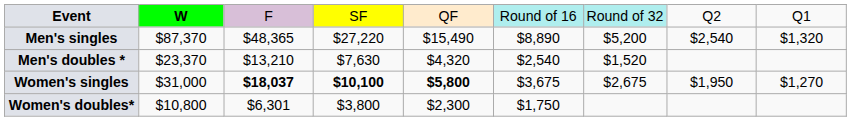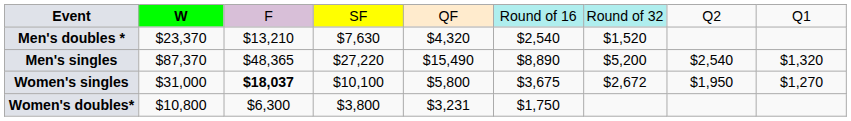rows swapped: (71, 38) <-> (71, 61)
(358, 83) bold -> (358, 83) normal
(448, 83) bold -> (448, 83) normal
(625, 83) $2,675 -> (625, 83) $2,672
(268, 105) $6,301 -> (268, 105) $6,300
(448, 105) $2,300 -> (448, 105) $3,231
